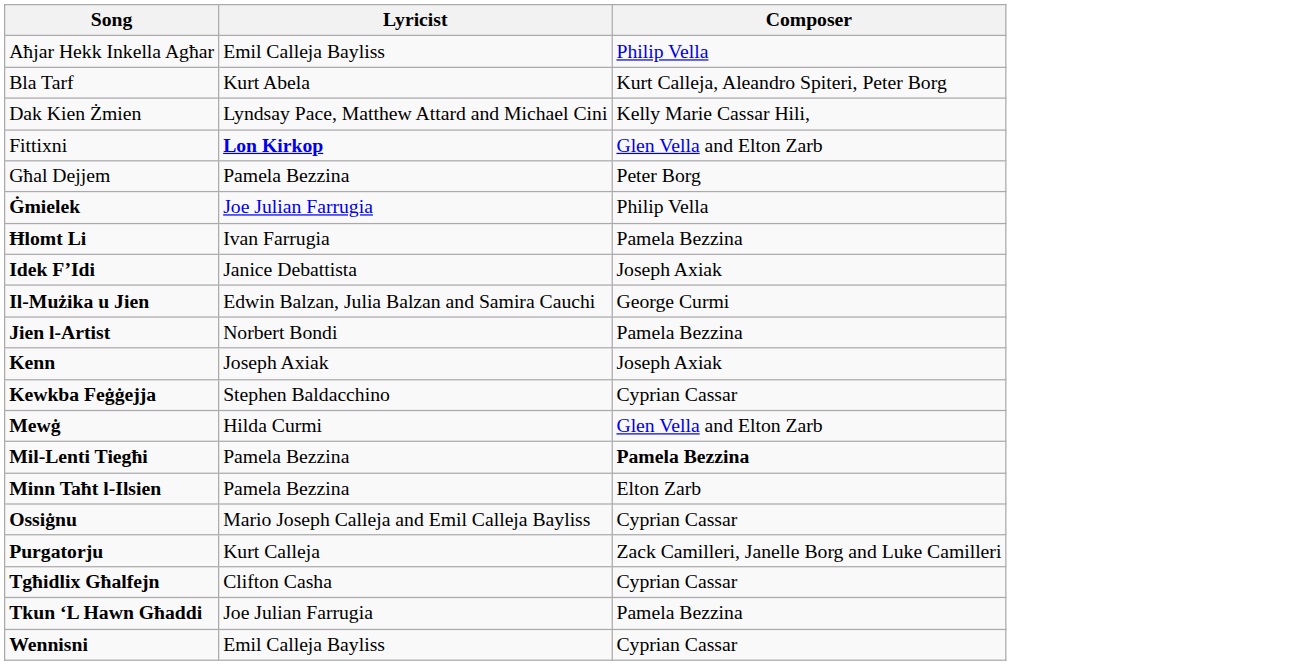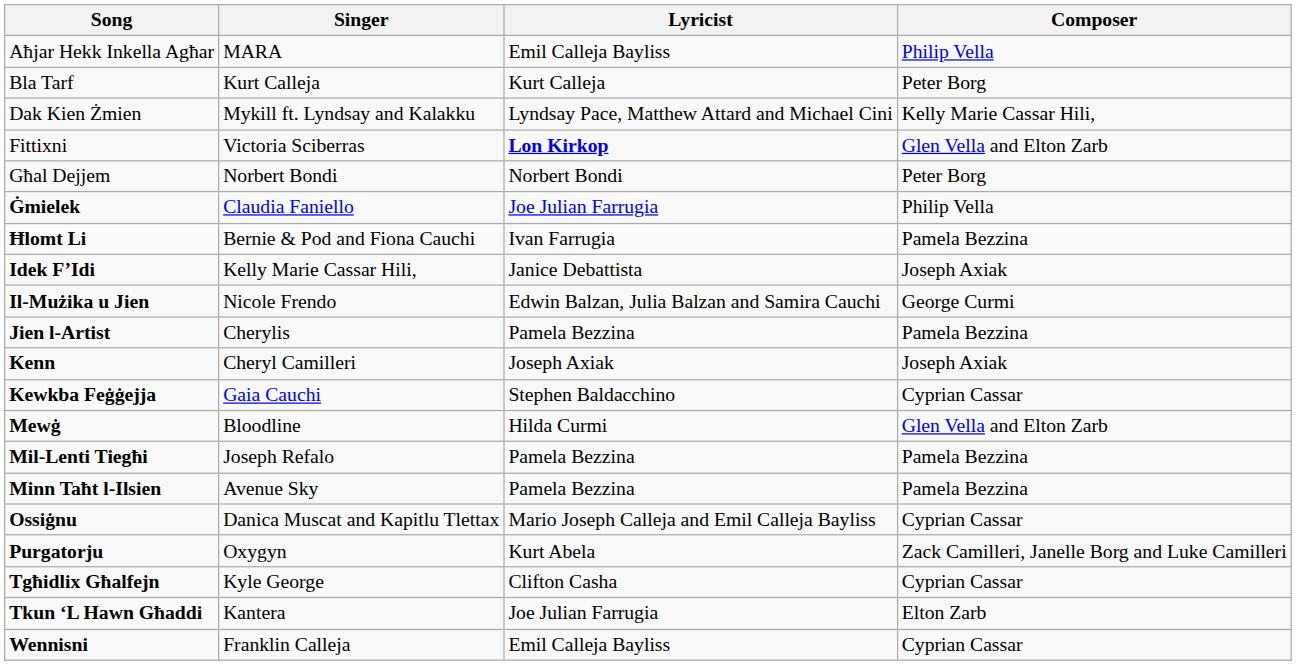+ column: (361, 20)
(267, 82) Kurt Abela -> (557, 82) Kurt Calleja
(782, 82) Kurt Calleja, Aleandro Spiteri, Peter Borg -> (944, 82) Peter Borg
(286, 176) Pamela Bezzina -> (566, 176) Norbert Bondi
(280, 332) Norbert Bondi -> (572, 332) Pamela Bezzina
(683, 457) bold -> (965, 457) normal
(659, 488) Elton Zarb -> (965, 488) Pamela Bezzina
(272, 550) Kurt Calleja -> (552, 550) Kurt Abela
(680, 613) Pamela Bezzina -> (944, 613) Elton Zarb
